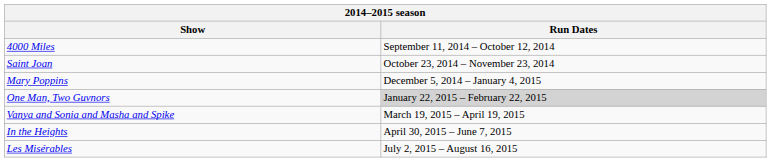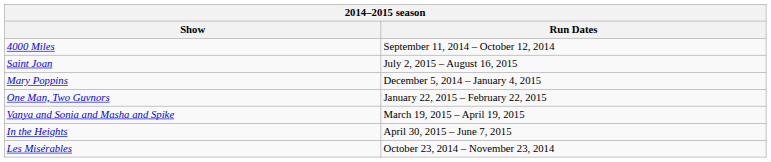(469, 64) October 23, 2014 – November 23, 2014 -> (450, 64) July 2, 2015 – August 16, 2015
(465, 98) lightgrey background -> (465, 98) no background
(450, 149) July 2, 2015 – August 16, 2015 -> (469, 149) October 23, 2014 – November 23, 2014
